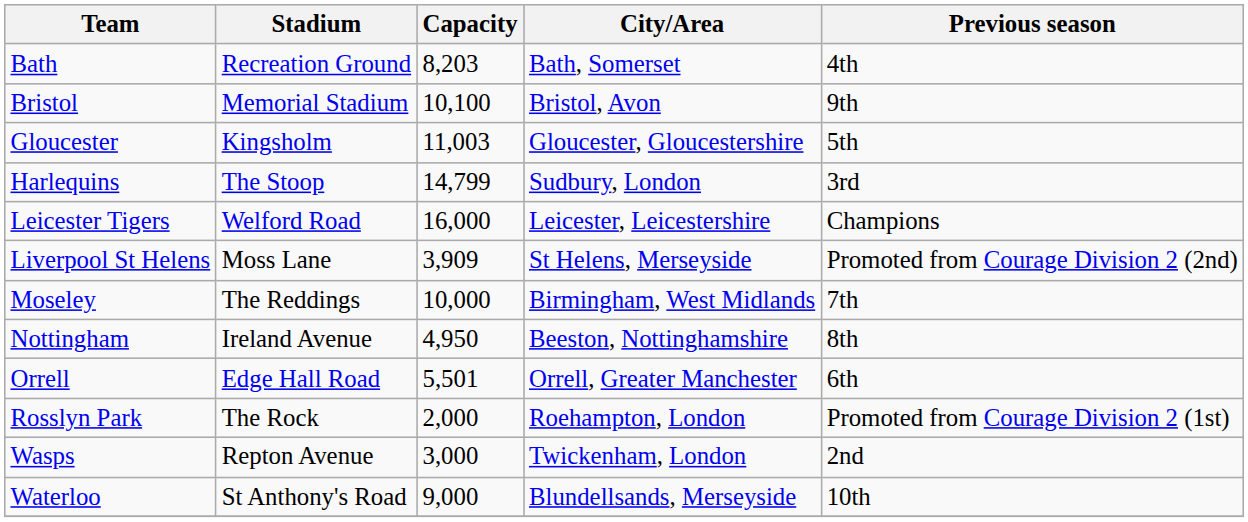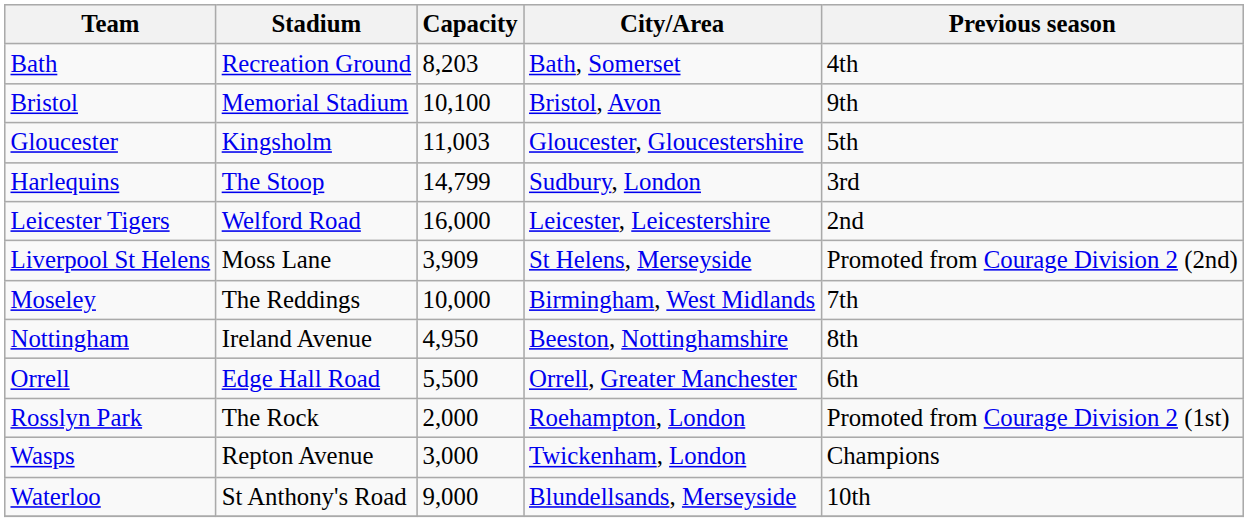(883, 220) Champions -> (845, 220) 2nd
(450, 378) 5,501 -> (450, 378) 5,500
(845, 456) 2nd -> (883, 456) Champions
